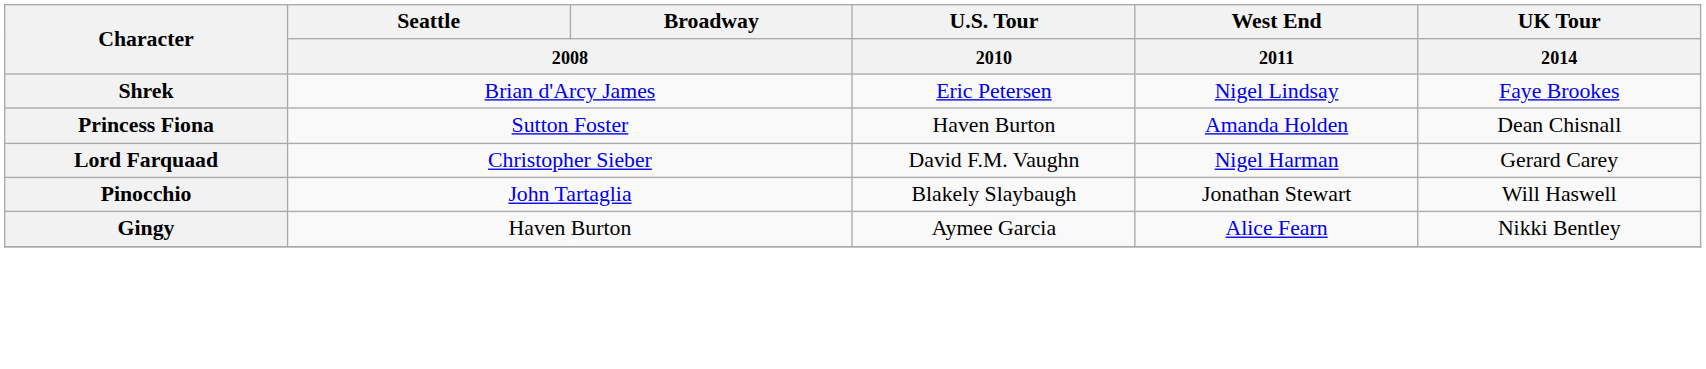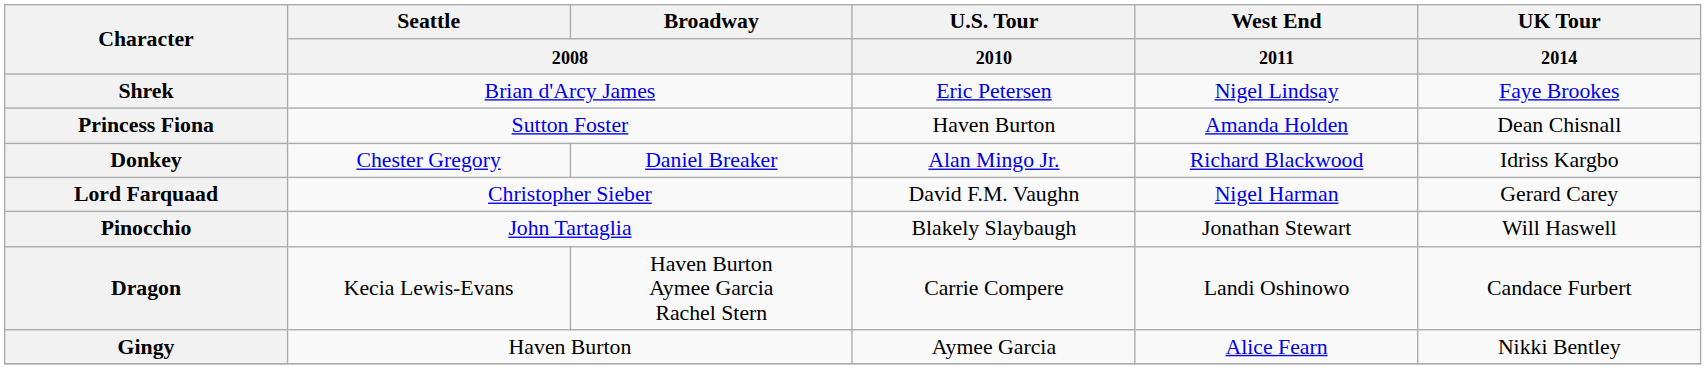+ row: (146, 159)
+ row: (146, 287)
